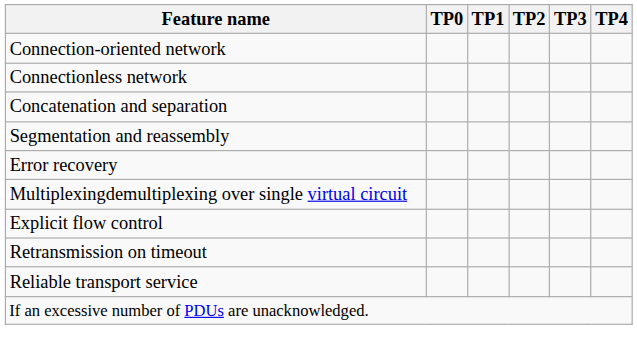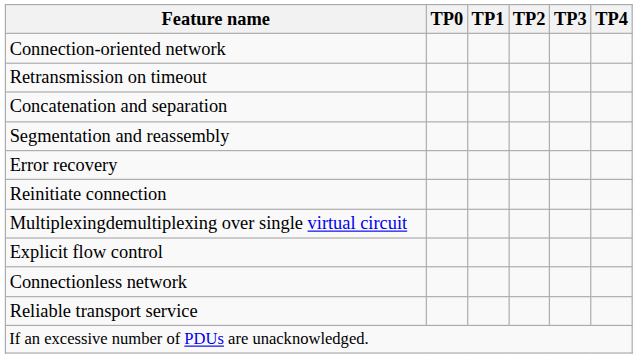rows swapped: (98, 77) <-> (108, 252)
+ row: (88, 194)
